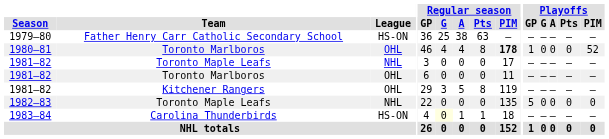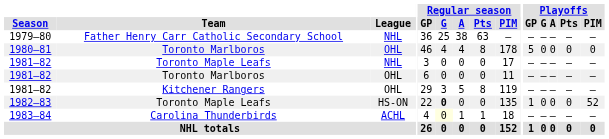(393, 37) HS-ON -> (393, 37) NHL
(508, 50) bold -> (508, 50) normal
(531, 50) 1 -> (531, 50) 5
(593, 50) 52 -> (593, 50) 0
(393, 102) NHL -> (393, 102) HS-ON
(444, 102) normal -> (444, 102) bold
(531, 102) 5 -> (531, 102) 1
(593, 102) 0 -> (593, 102) 52
(393, 115) HS-ON -> (393, 115) ACHL
